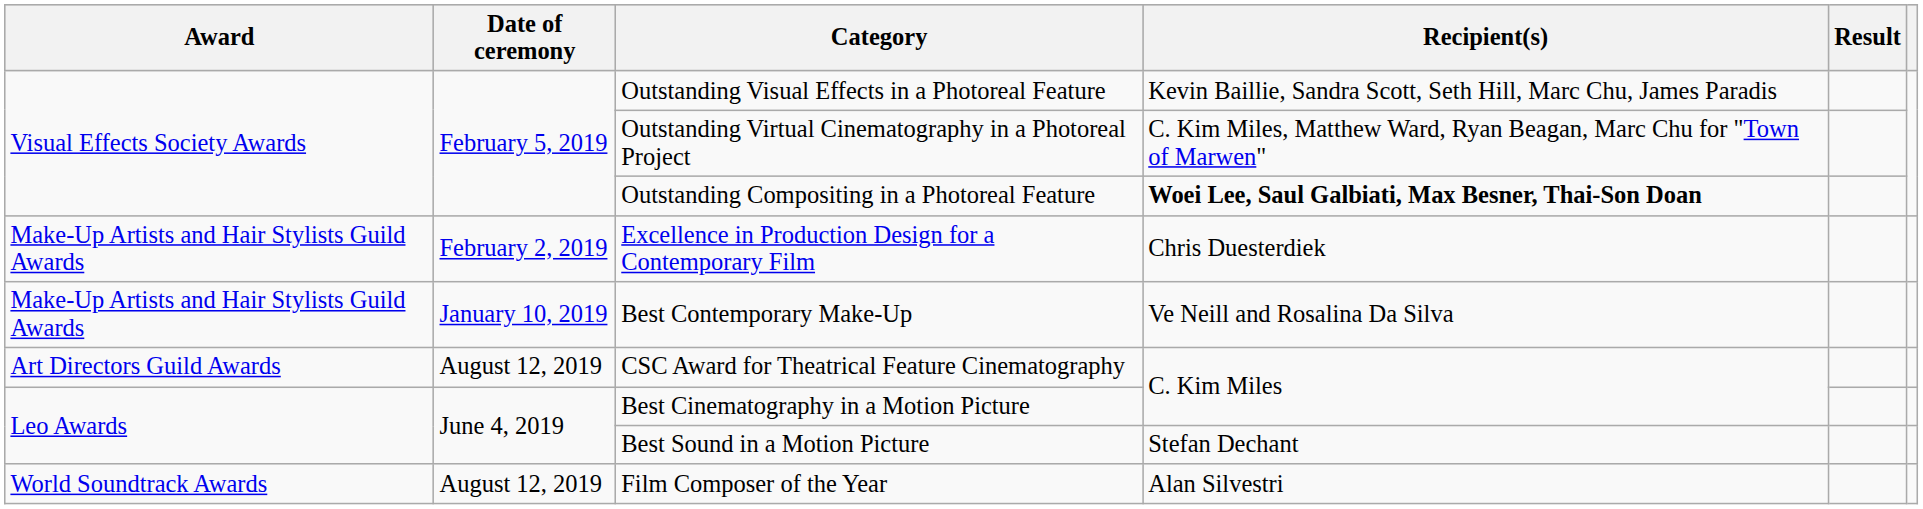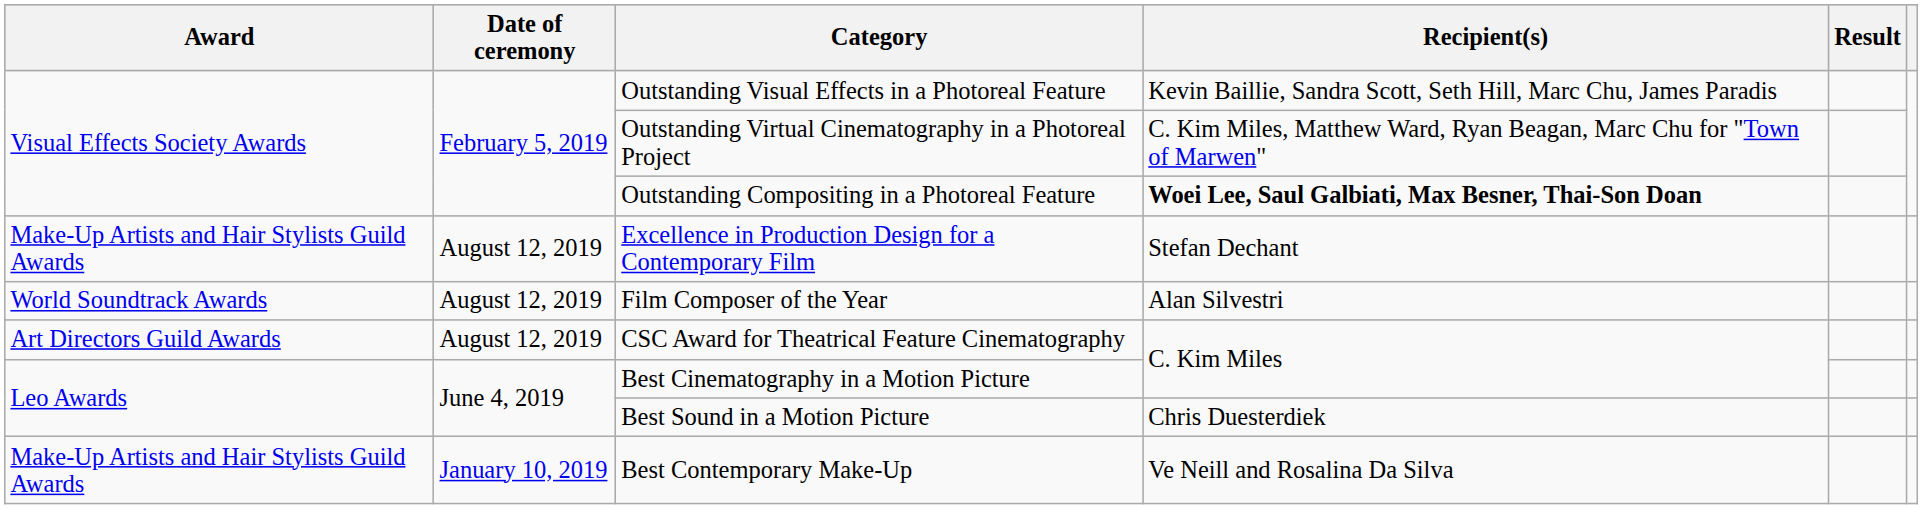(523, 248) February 2, 2019 -> (521, 248) August 12, 2019
(1237, 248) Chris Duesterdiek -> (1223, 248) Stefan Dechant
rows swapped: (767, 314) <-> (754, 483)
(1223, 444) Stefan Dechant -> (1237, 417) Chris Duesterdiek
